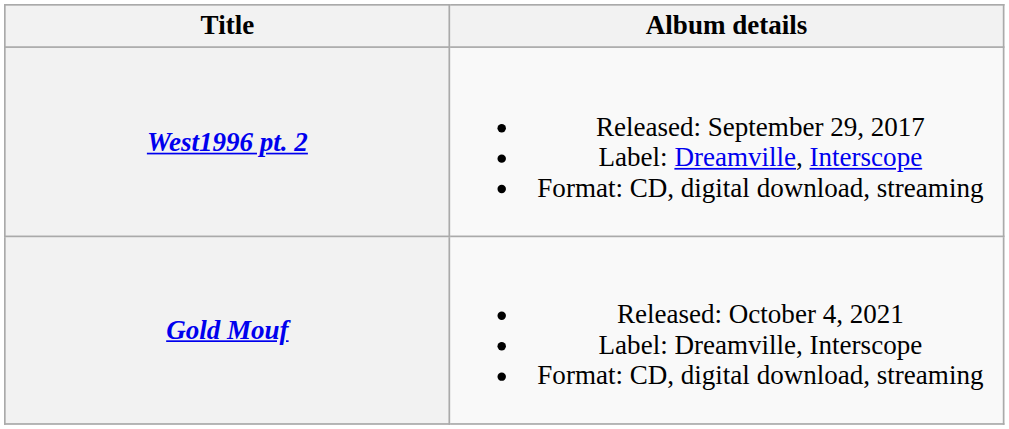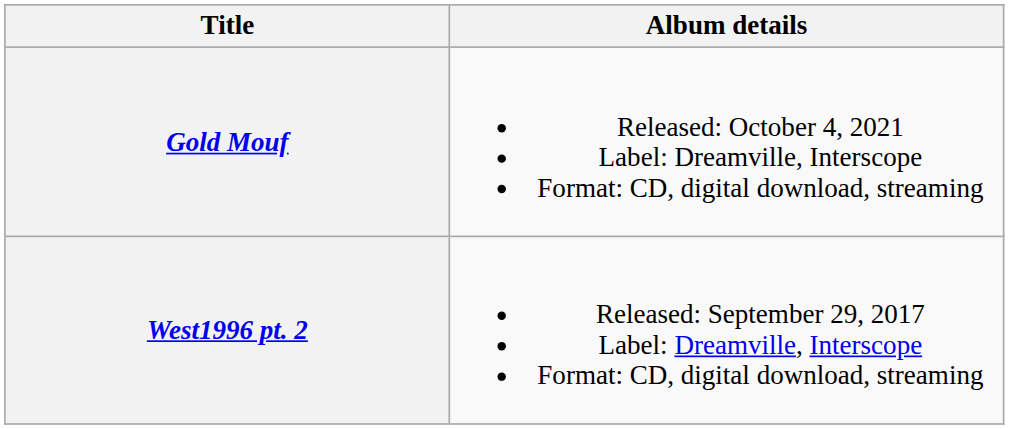rows swapped: (227, 141) <-> (227, 329)
